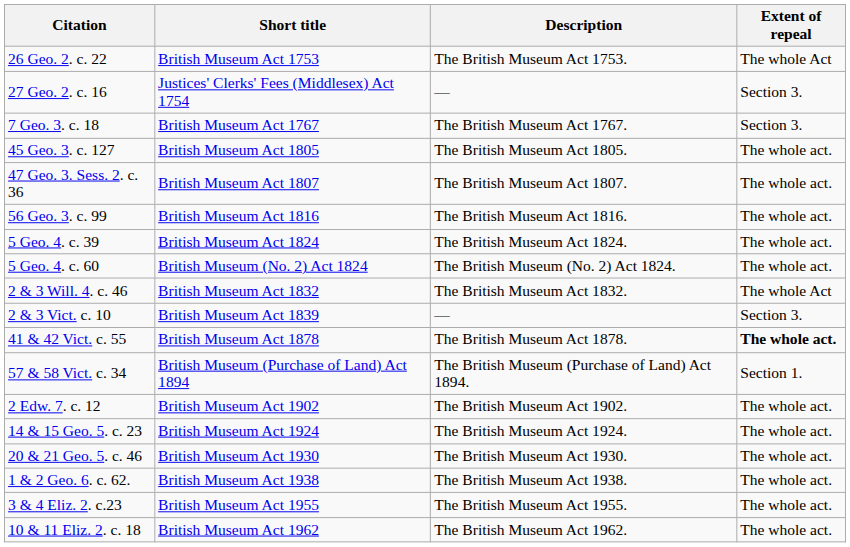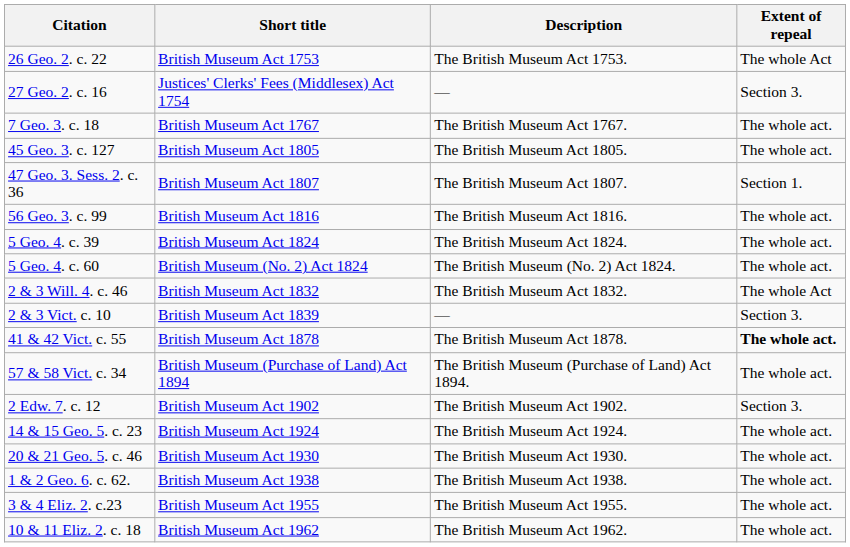(771, 125) Section 3. -> (786, 125) The whole act.
(786, 183) The whole act. -> (771, 183) Section 1.
(771, 373) Section 1. -> (786, 373) The whole act.
(786, 406) The whole act. -> (771, 406) Section 3.
